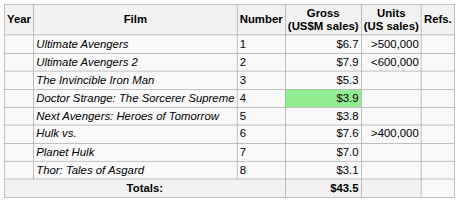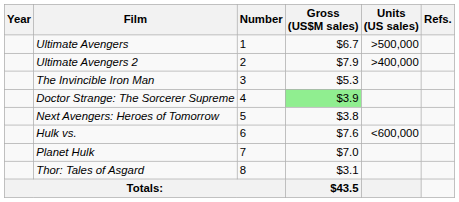(395, 62) <600,000 -> (395, 62) >400,000
(395, 134) >400,000 -> (395, 134) <600,000
